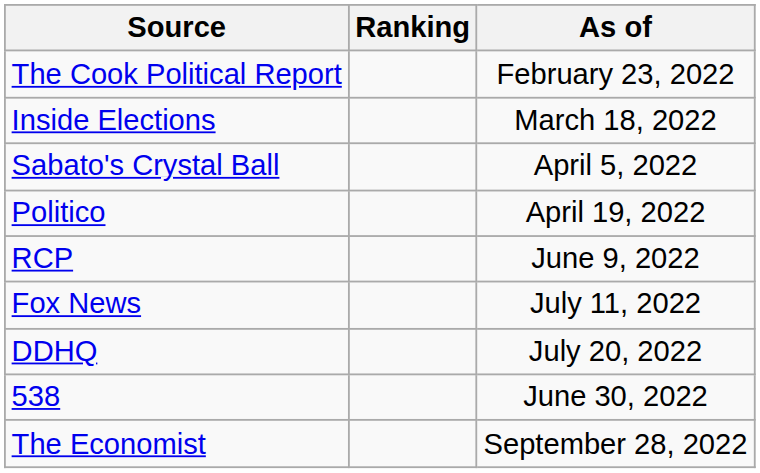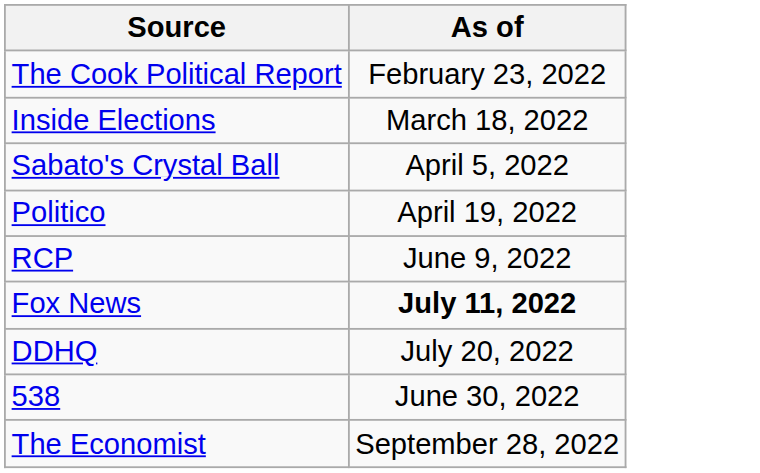- column: (413, 27)
(615, 304) normal -> (487, 304) bold
